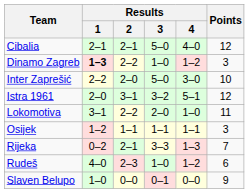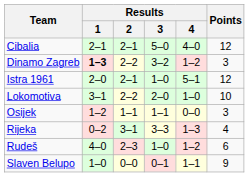(160, 63) 1–0 -> (160, 63) 3–2
- row: (39, 79)
(129, 96) 3–1 -> (129, 79) 2–1
(160, 96) 3–2 -> (160, 79) 1–0
(226, 113) 11 -> (226, 96) 10
(191, 130) 1–1 -> (191, 113) 0–0
(129, 146) 2–1 -> (129, 130) 3–1
(226, 146) 7 -> (226, 130) 4
(191, 180) 0–0 -> (191, 163) 1–1
